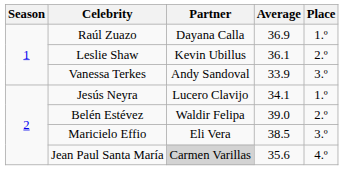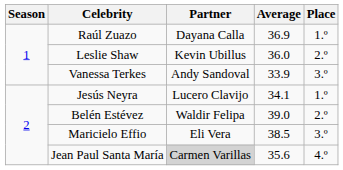(279, 54) 36.1 -> (279, 54) 36.0
